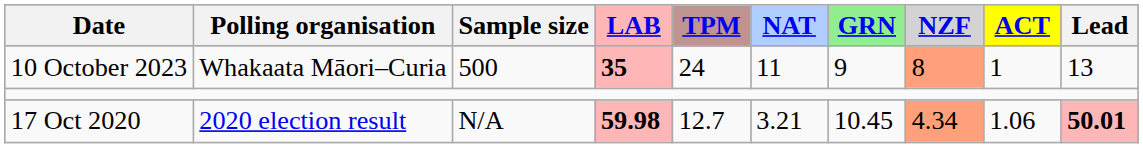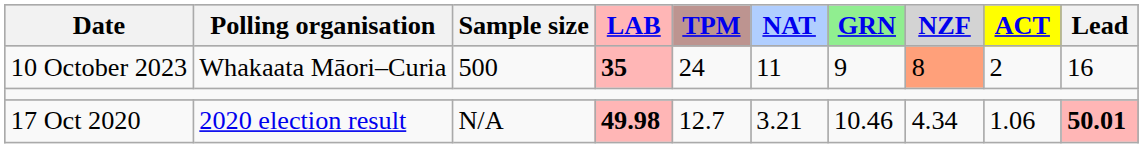(996, 66) 1 -> (996, 66) 2
(1080, 66) 13 -> (1080, 66) 16
(630, 120) 59.98 -> (630, 120) 49.98
(864, 120) 10.45 -> (864, 120) 10.46
(935, 120) lightsalmon background -> (935, 120) no background
